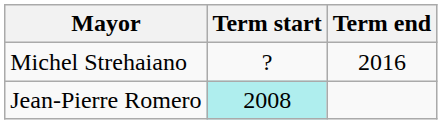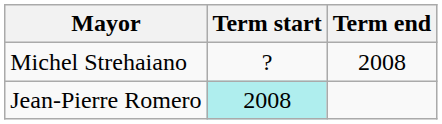(382, 61) 2016 -> (382, 61) 2008
